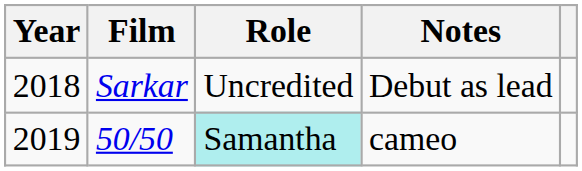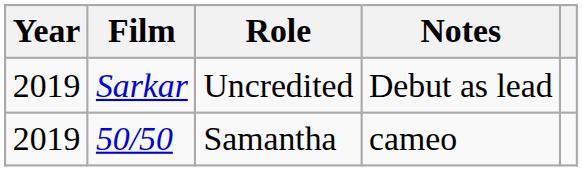(47, 84) 2018 -> (47, 84) 2019
(270, 138) paleturquoise background -> (270, 138) no background
